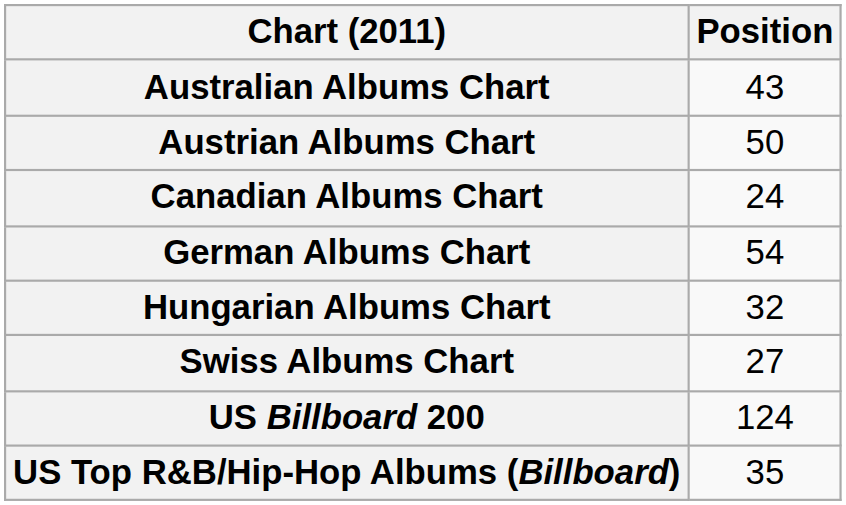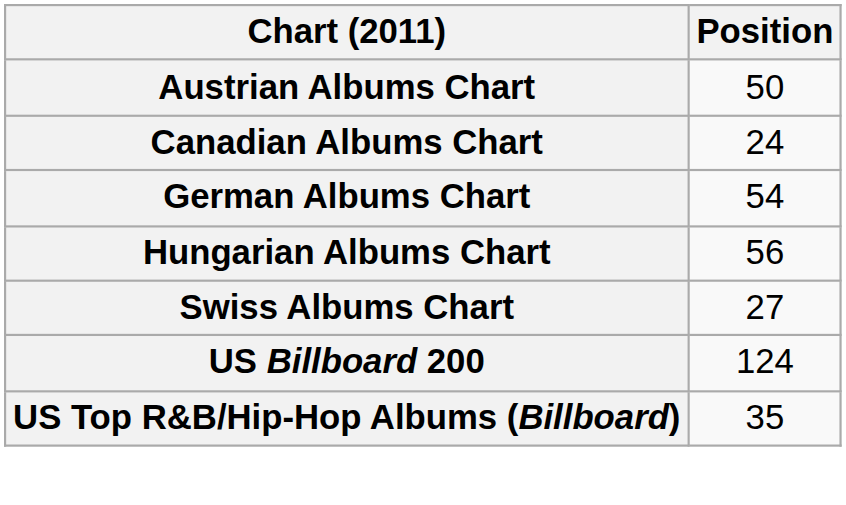- row: (347, 87)
(765, 307) 32 -> (765, 252) 56
